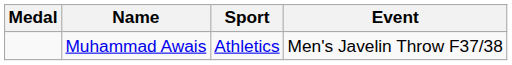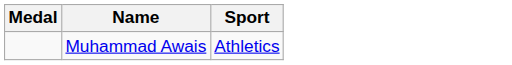- column: (395, 18)
